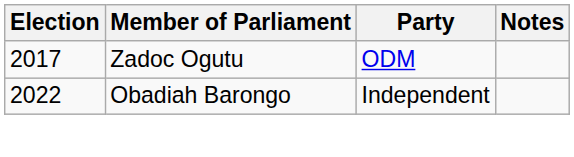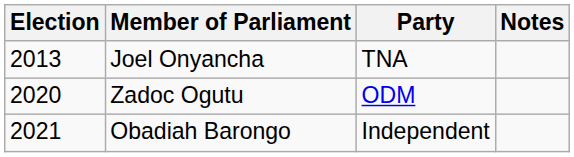+ row: (187, 59)
(36, 59) 2017 -> (36, 95) 2020
(36, 95) 2022 -> (36, 132) 2021
